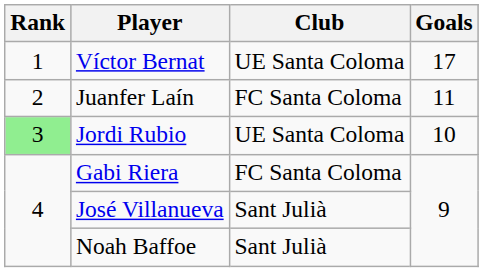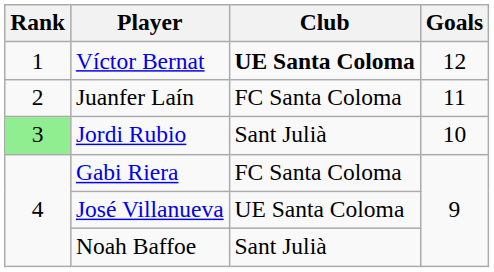(319, 60) normal -> (325, 60) bold
(444, 60) 17 -> (454, 60) 12
(319, 135) UE Santa Coloma -> (281, 135) Sant Julià
(281, 209) Sant Julià -> (319, 209) UE Santa Coloma
